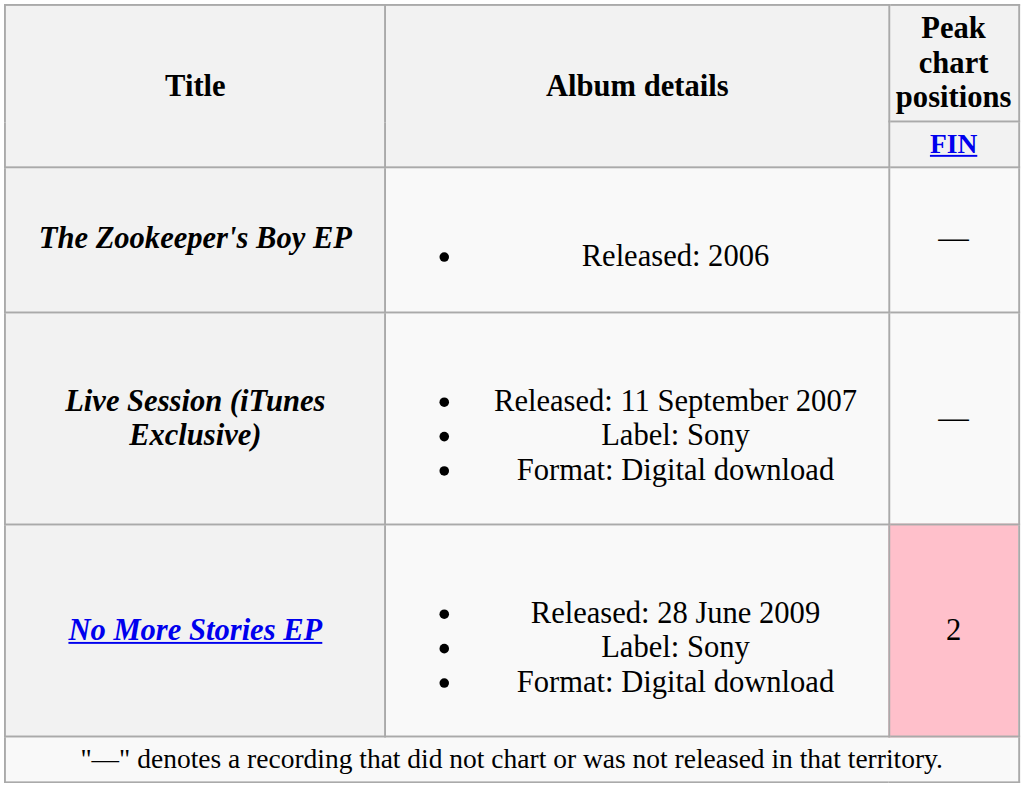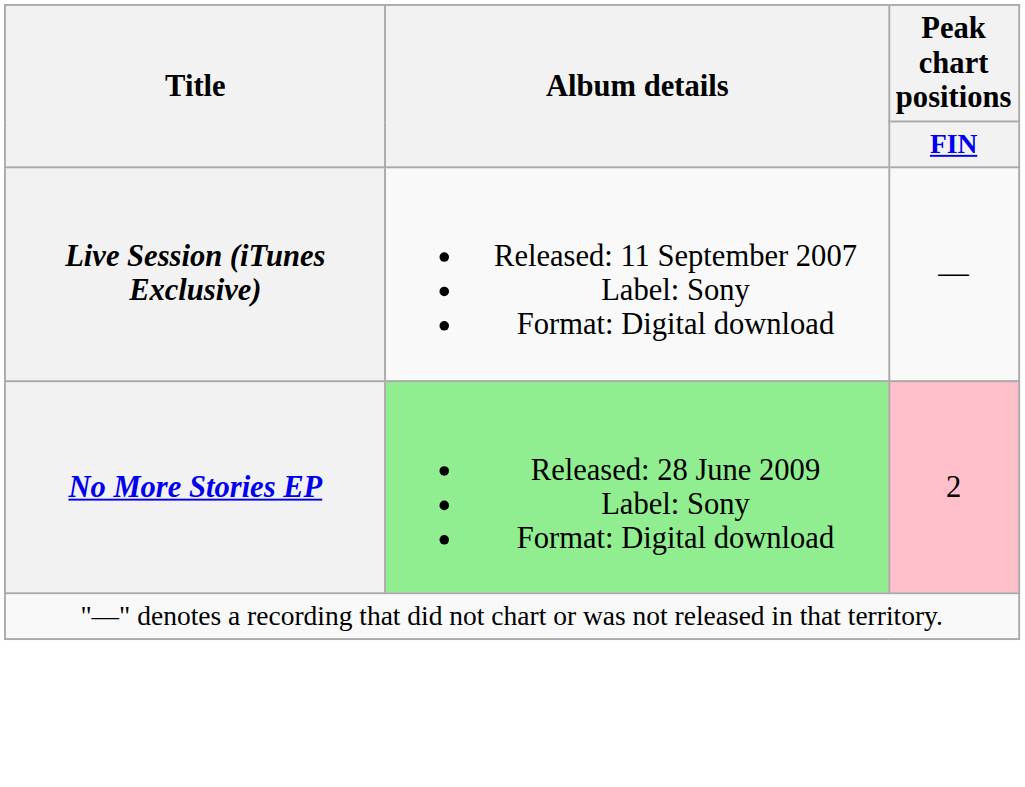- row: (195, 239)
(637, 648) no background -> (637, 504) lightgreen background
